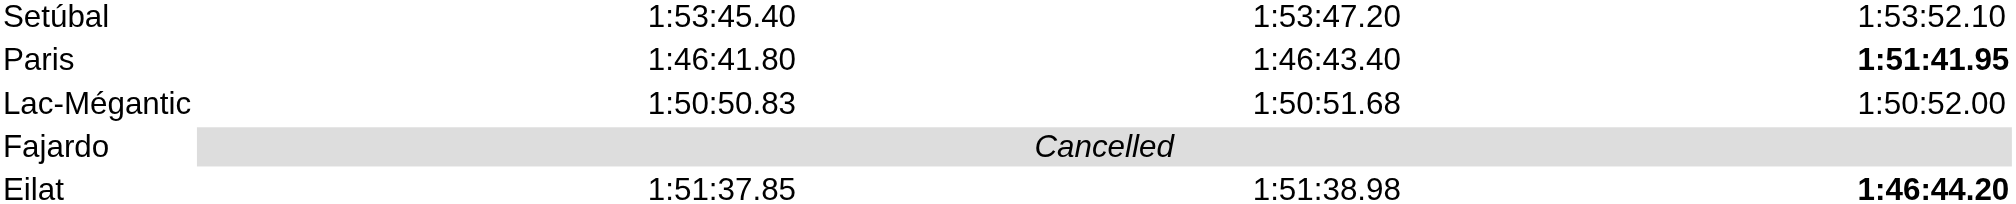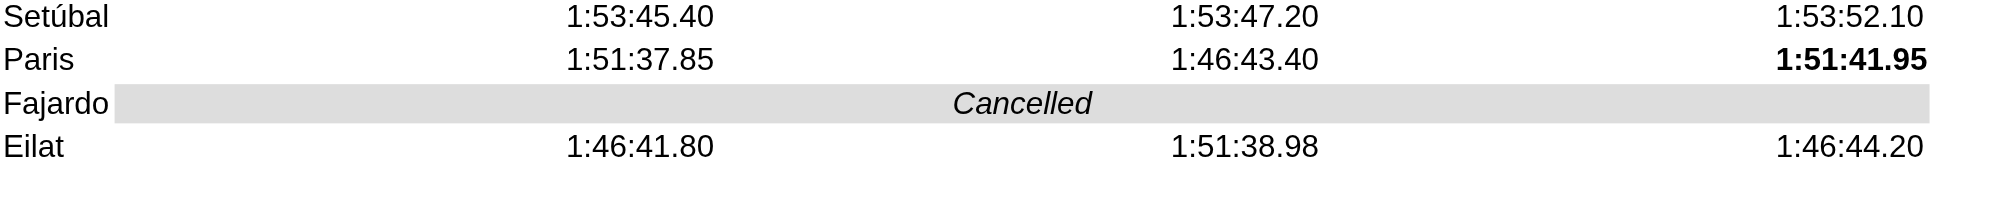(722, 60) 1:46:41.80 -> (640, 60) 1:51:37.85
- row: (97, 103)
(722, 189) 1:51:37.85 -> (640, 146) 1:46:41.80
(1933, 189) bold -> (1850, 146) normal
